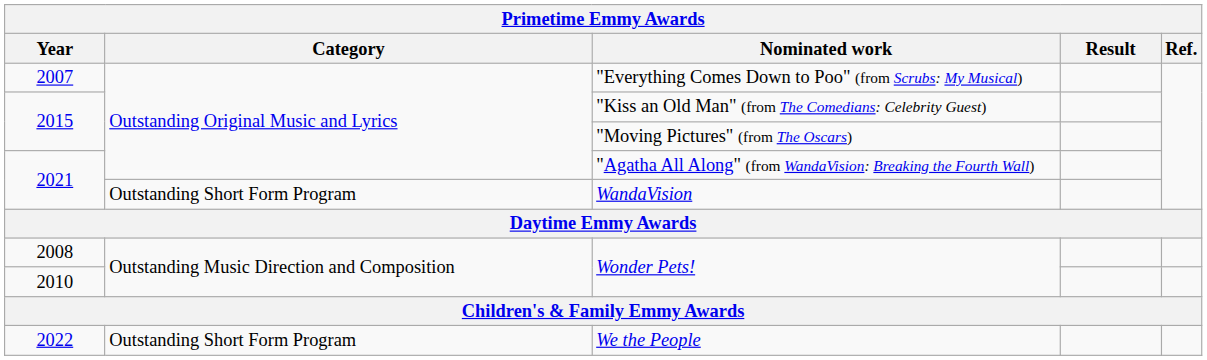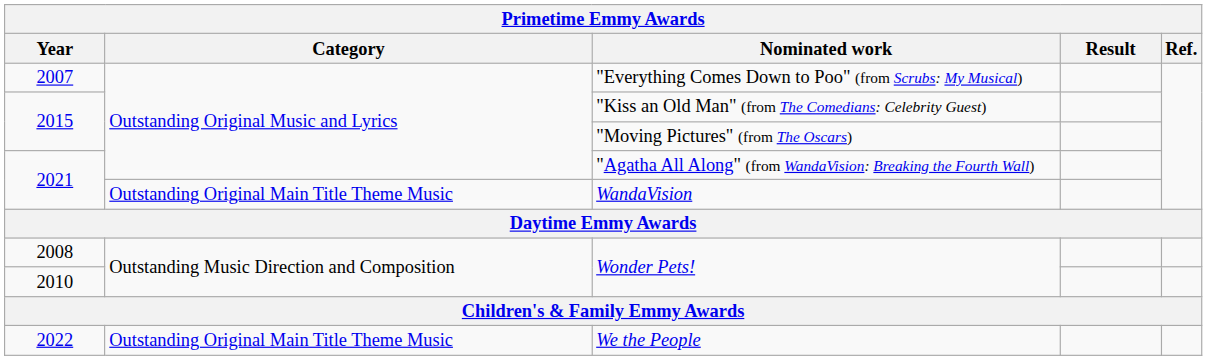(233, 194) Outstanding Short Form Program -> (281, 194) Outstanding Original Main Title Theme Music
(233, 340) Outstanding Short Form Program -> (281, 340) Outstanding Original Main Title Theme Music
